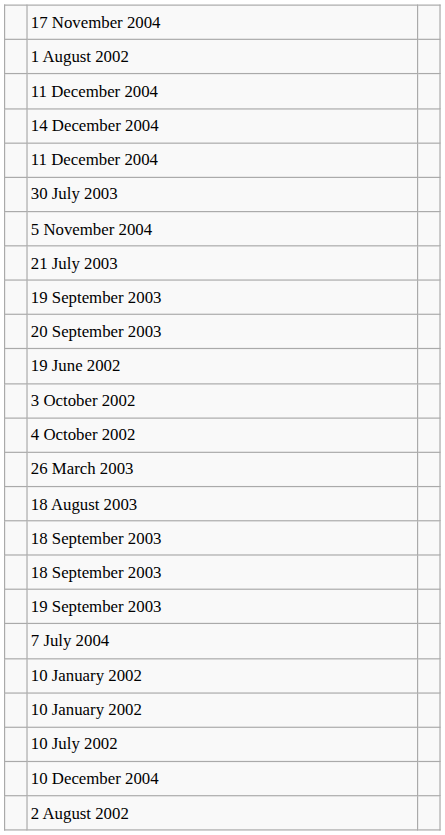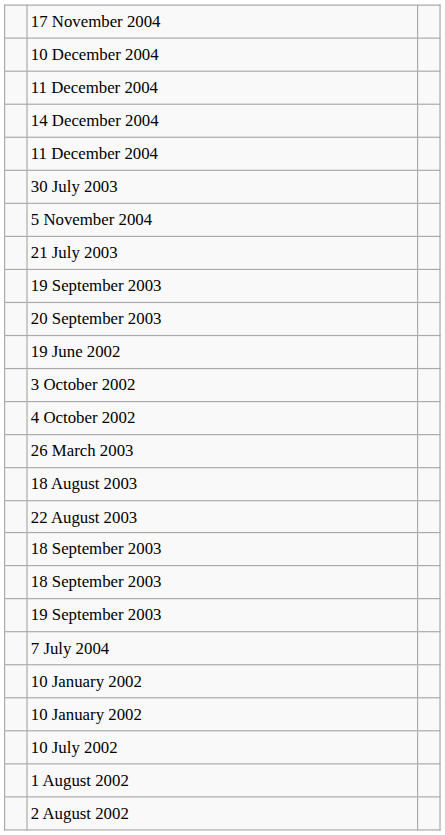rows swapped: (16, 779) <-> (16, 57)
+ row: (16, 517)
